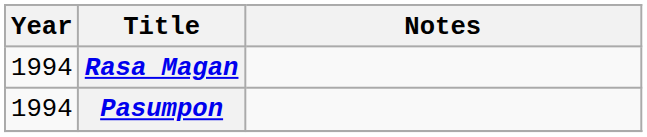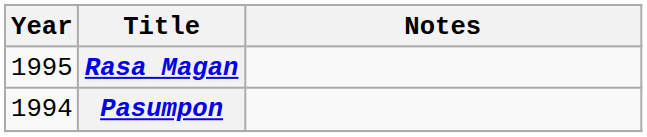(42, 68) 1994 -> (42, 68) 1995
